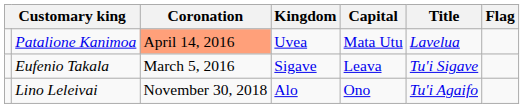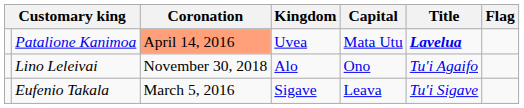(435, 41) normal -> (436, 41) bold
rows swapped: (56, 90) <-> (62, 66)
